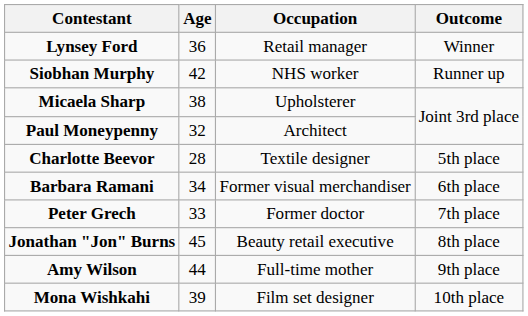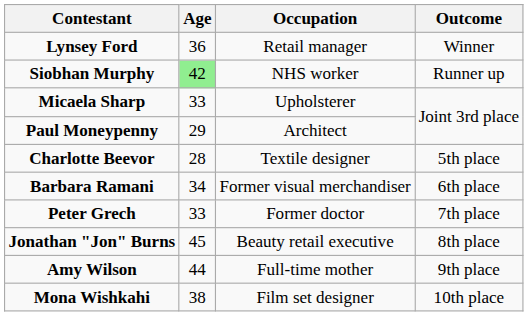(197, 74) no background -> (197, 74) lightgreen background
(197, 102) 38 -> (197, 102) 33
(197, 130) 32 -> (197, 130) 29
(197, 297) 39 -> (197, 297) 38
